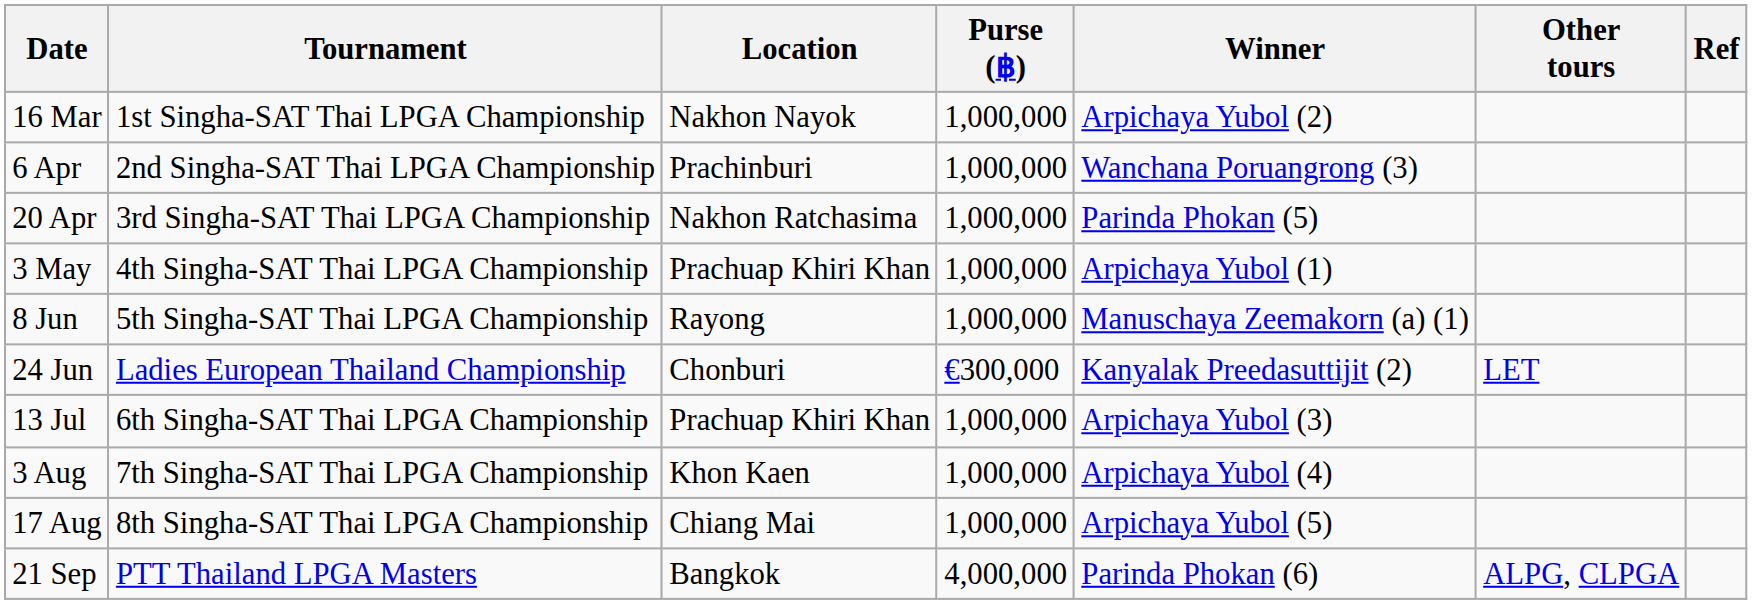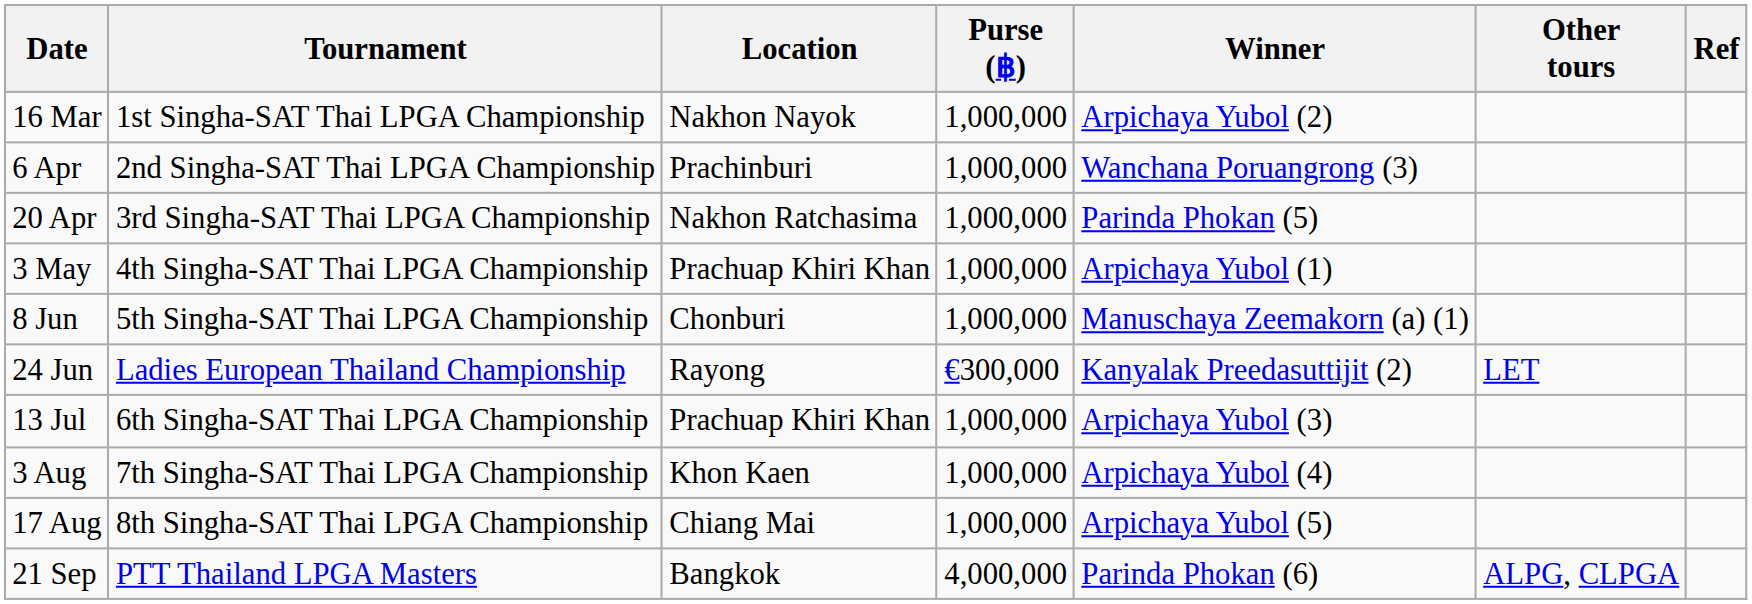(717, 319) Rayong -> (727, 319) Chonburi
(727, 370) Chonburi -> (717, 370) Rayong
